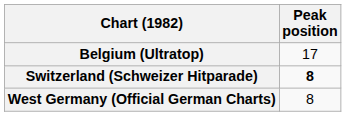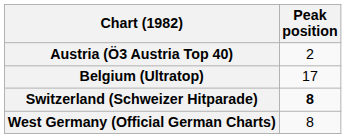+ row: (142, 54)
